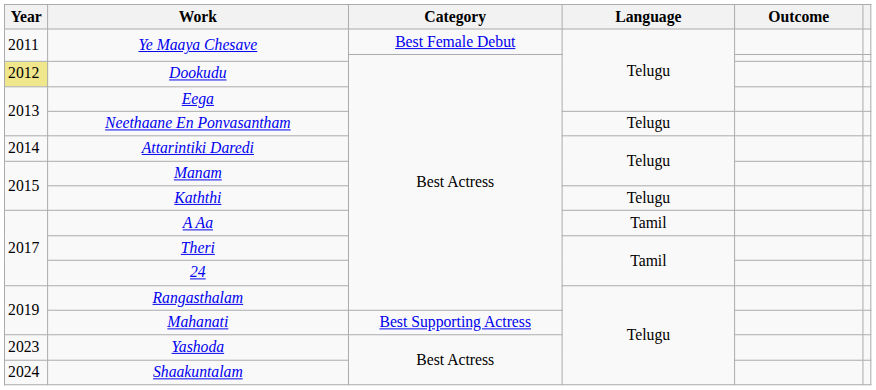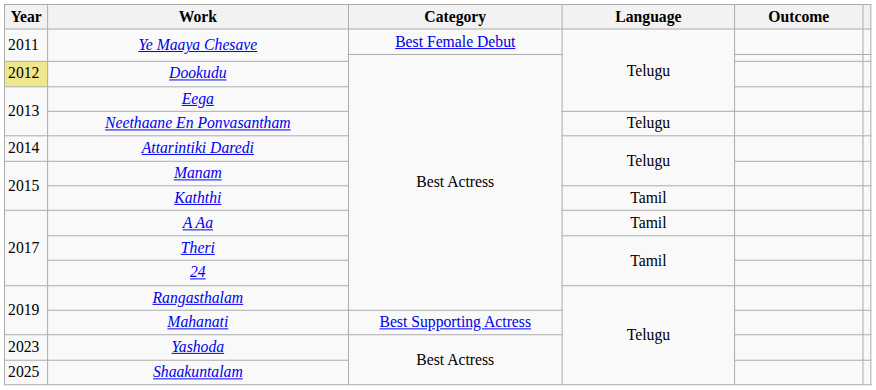(648, 198) Telugu -> (648, 198) Tamil
(24, 372) 2024 -> (24, 372) 2025
